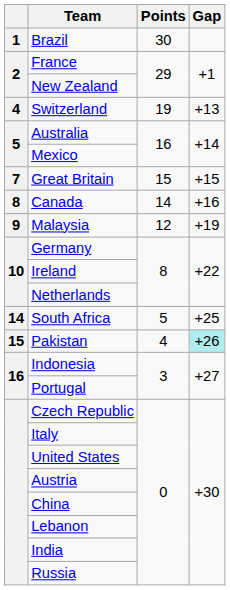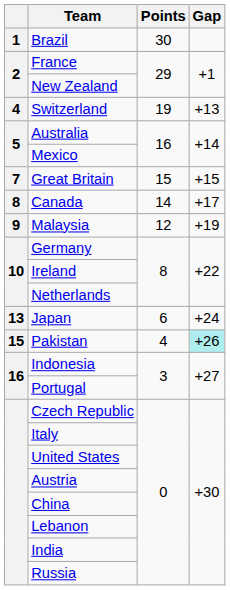(207, 202) +16 -> (207, 202) +17
+ row: (51, 318)
- row: (71, 318)
